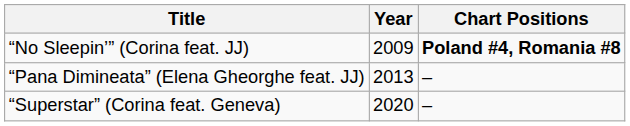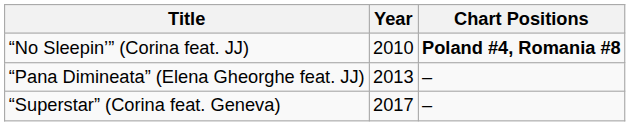(393, 47) 2009 -> (393, 47) 2010
(393, 105) 2020 -> (393, 105) 2017
